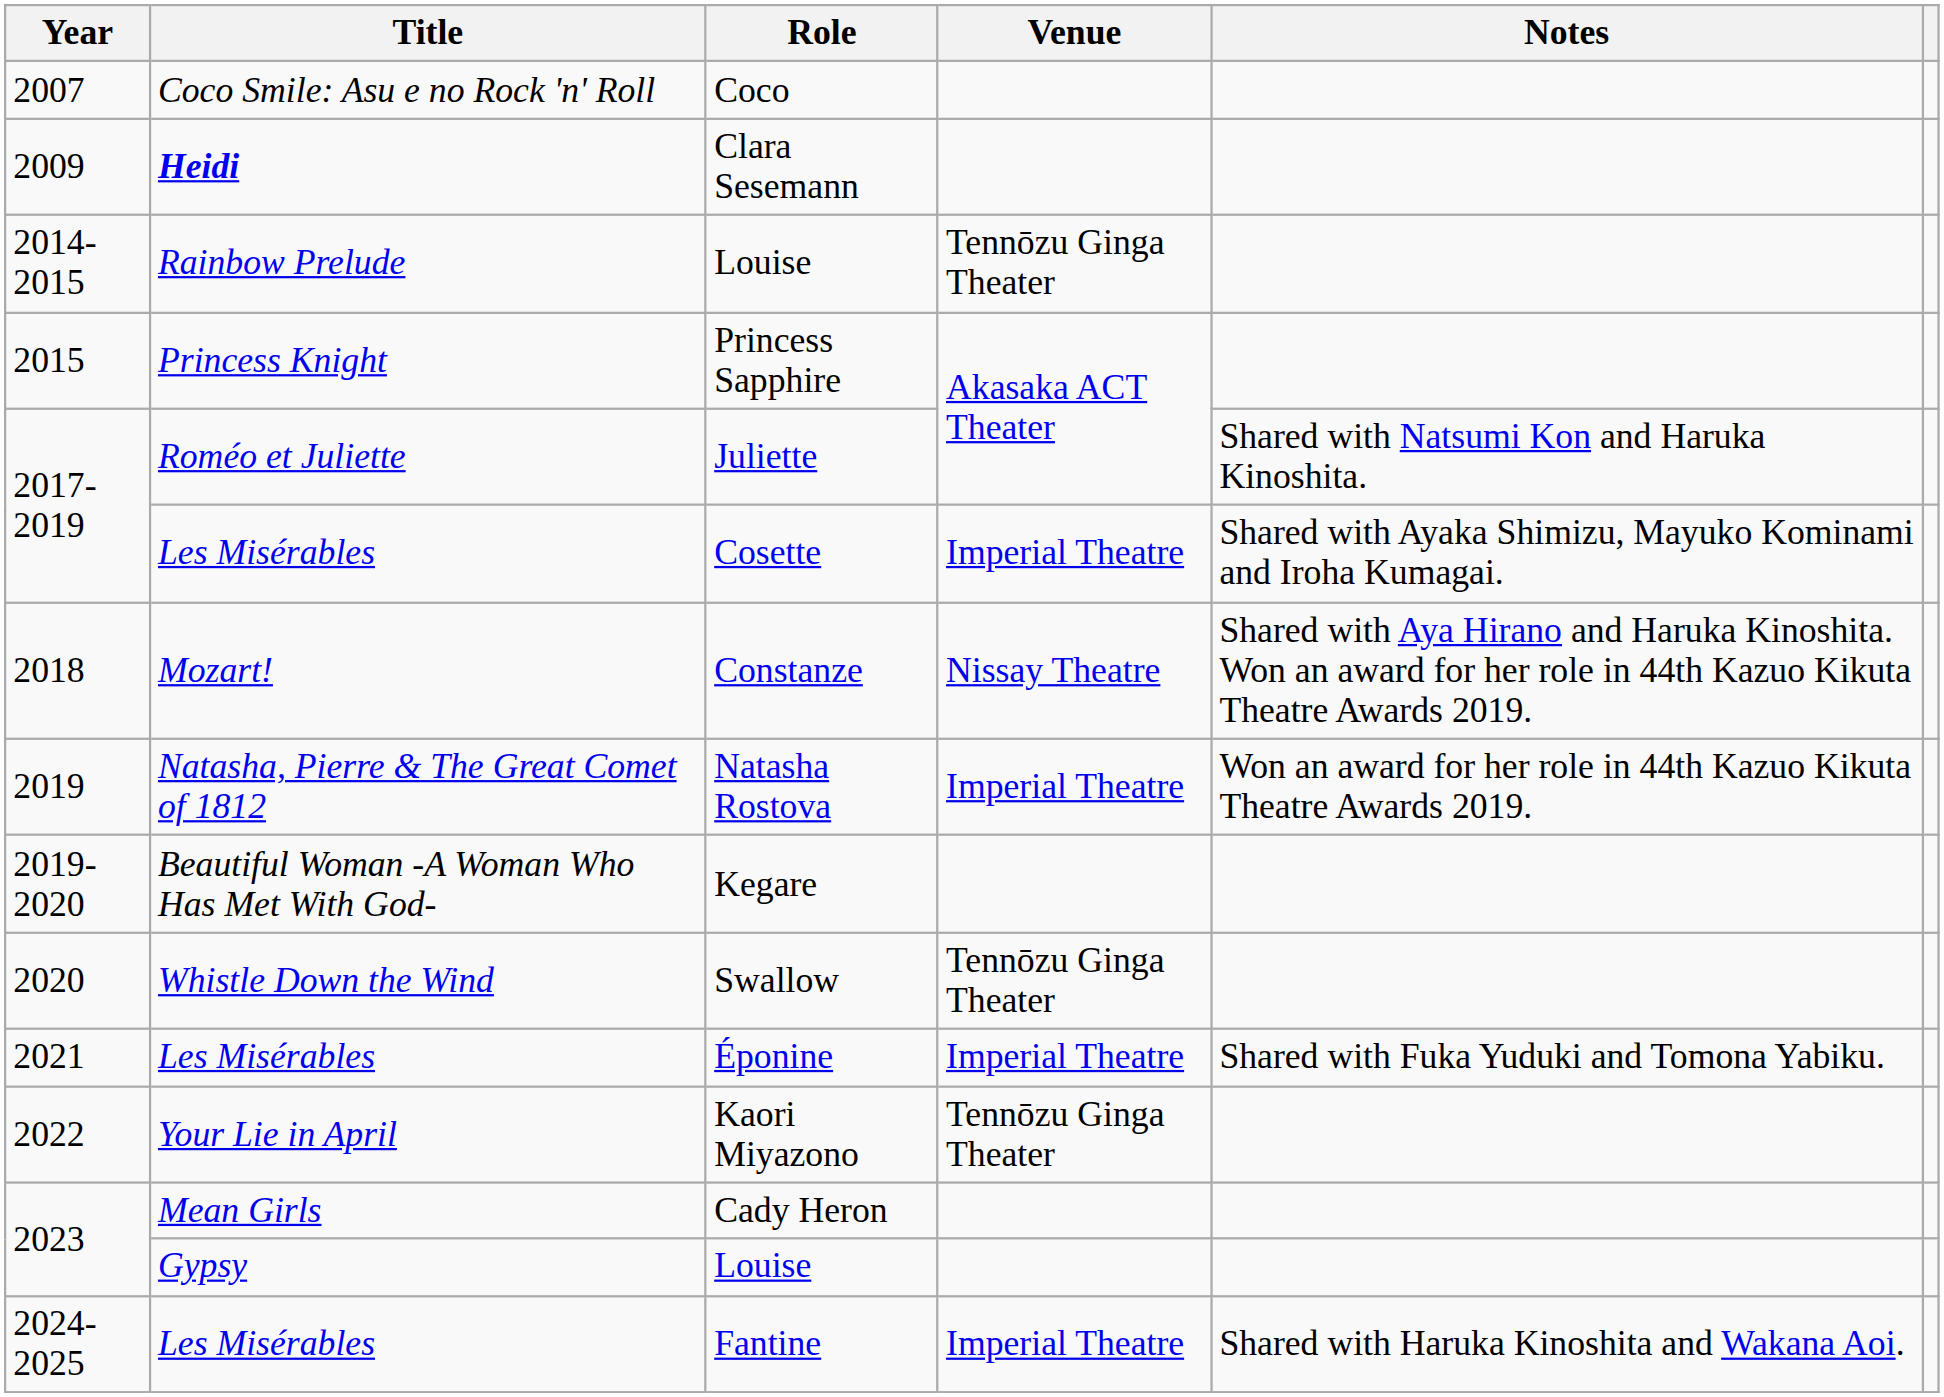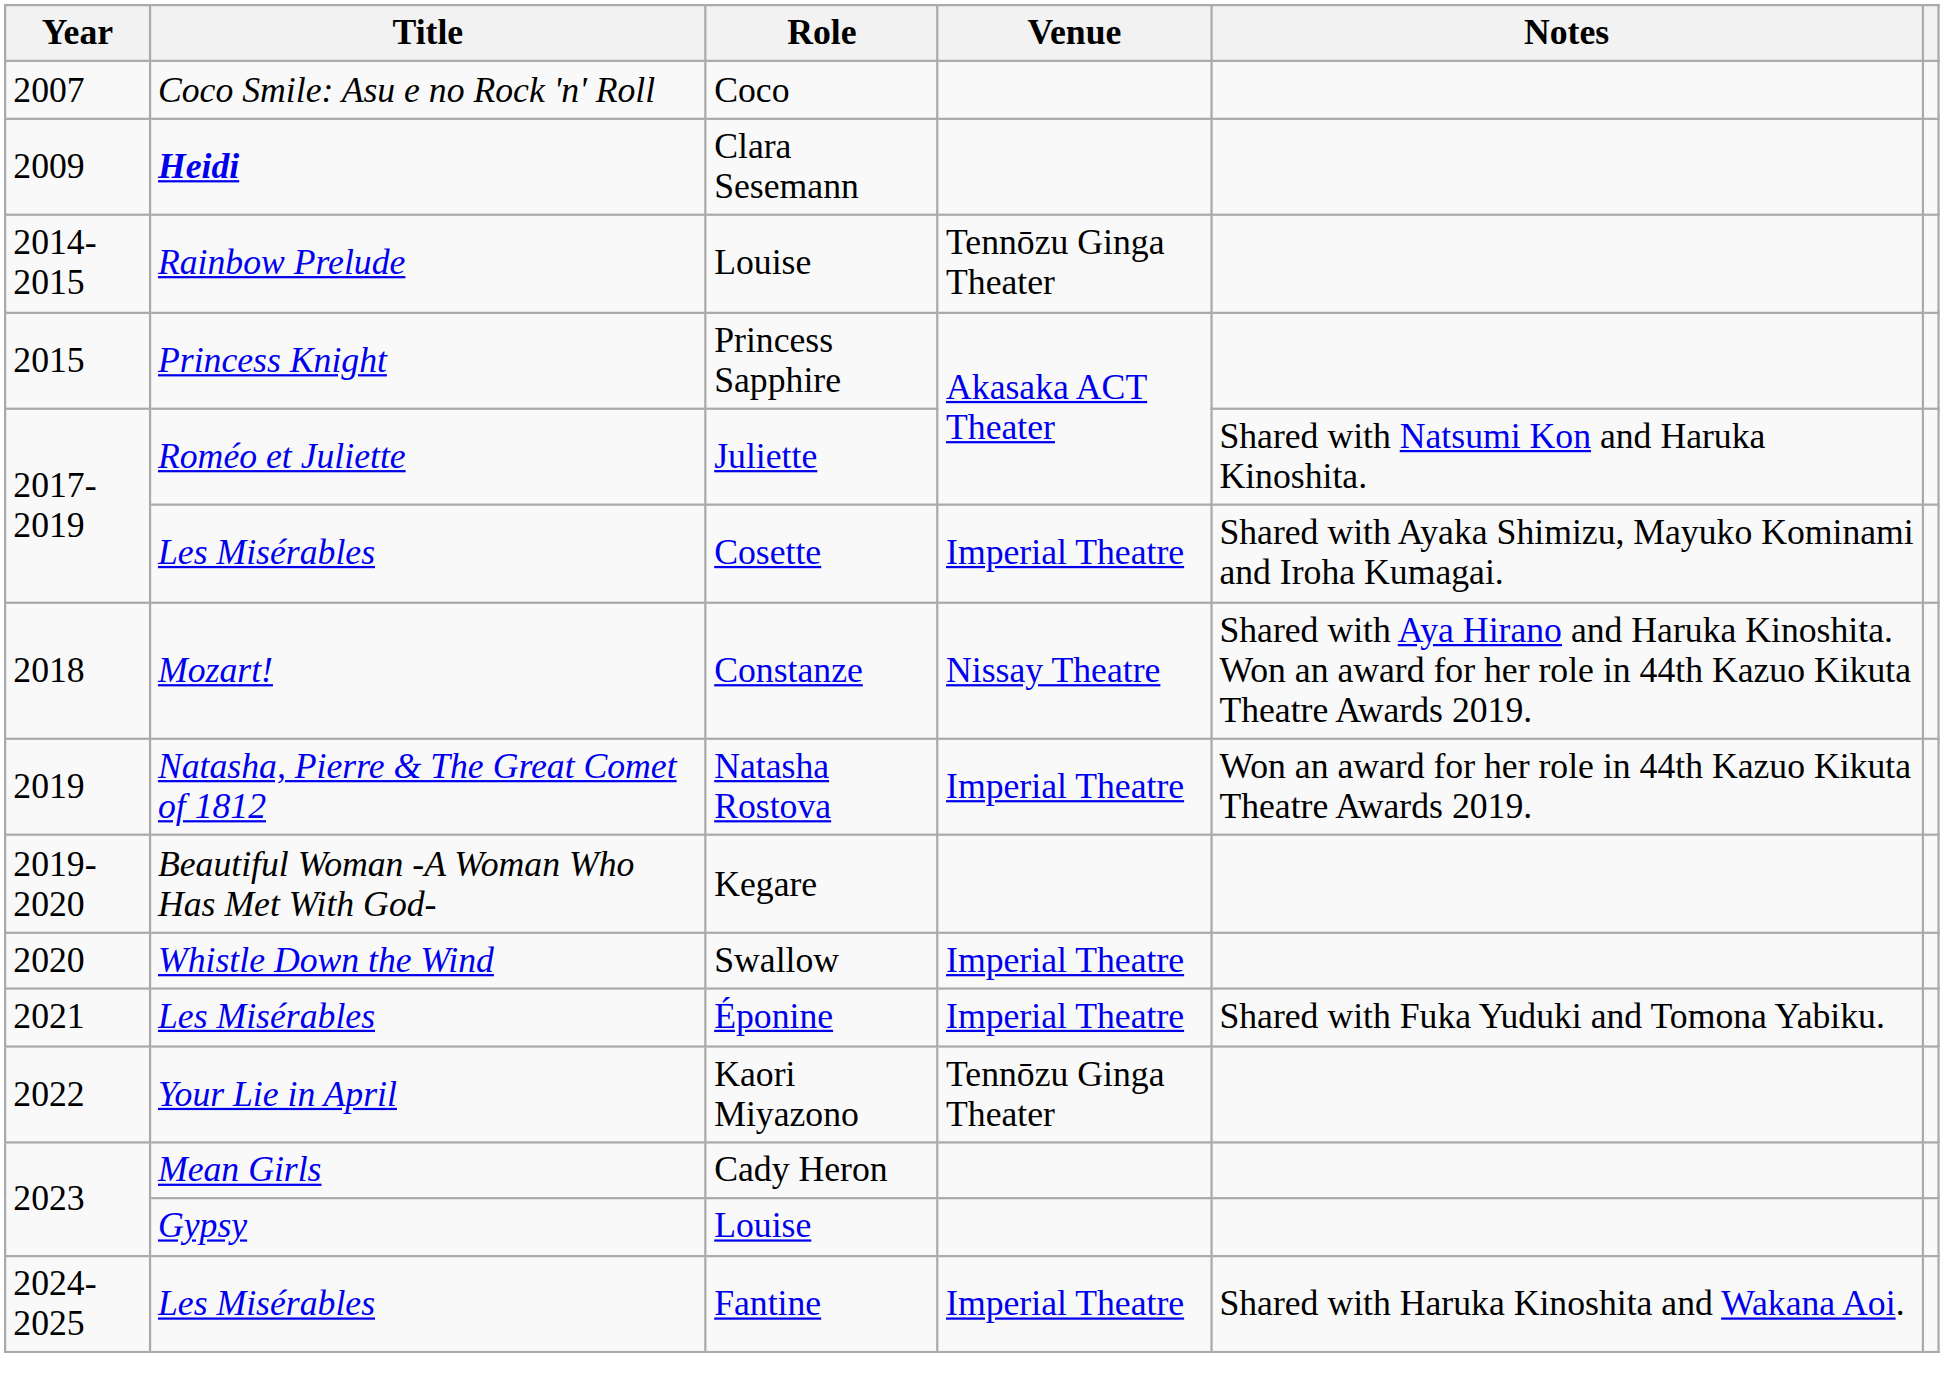(1055, 979) Tennōzu Ginga Theater -> (1065, 959) Imperial Theatre
